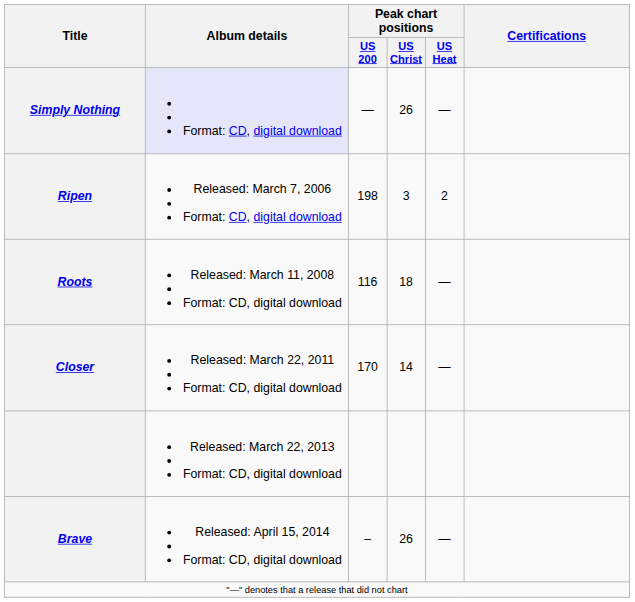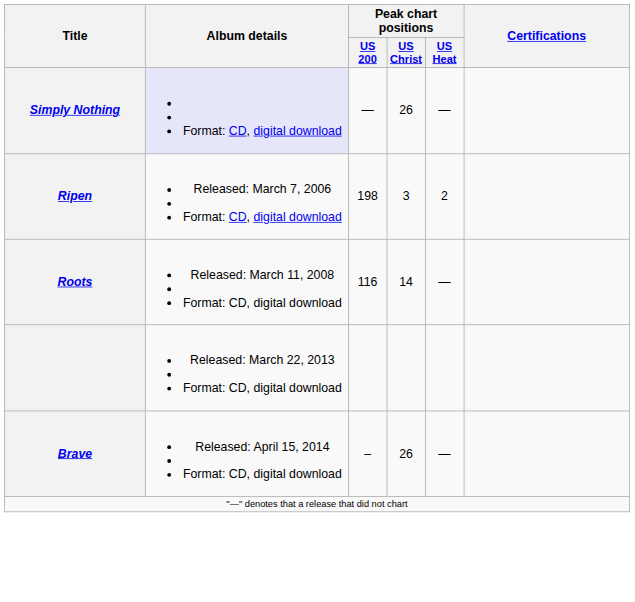(406, 282) 18 -> (406, 282) 14
- row: (75, 367)
